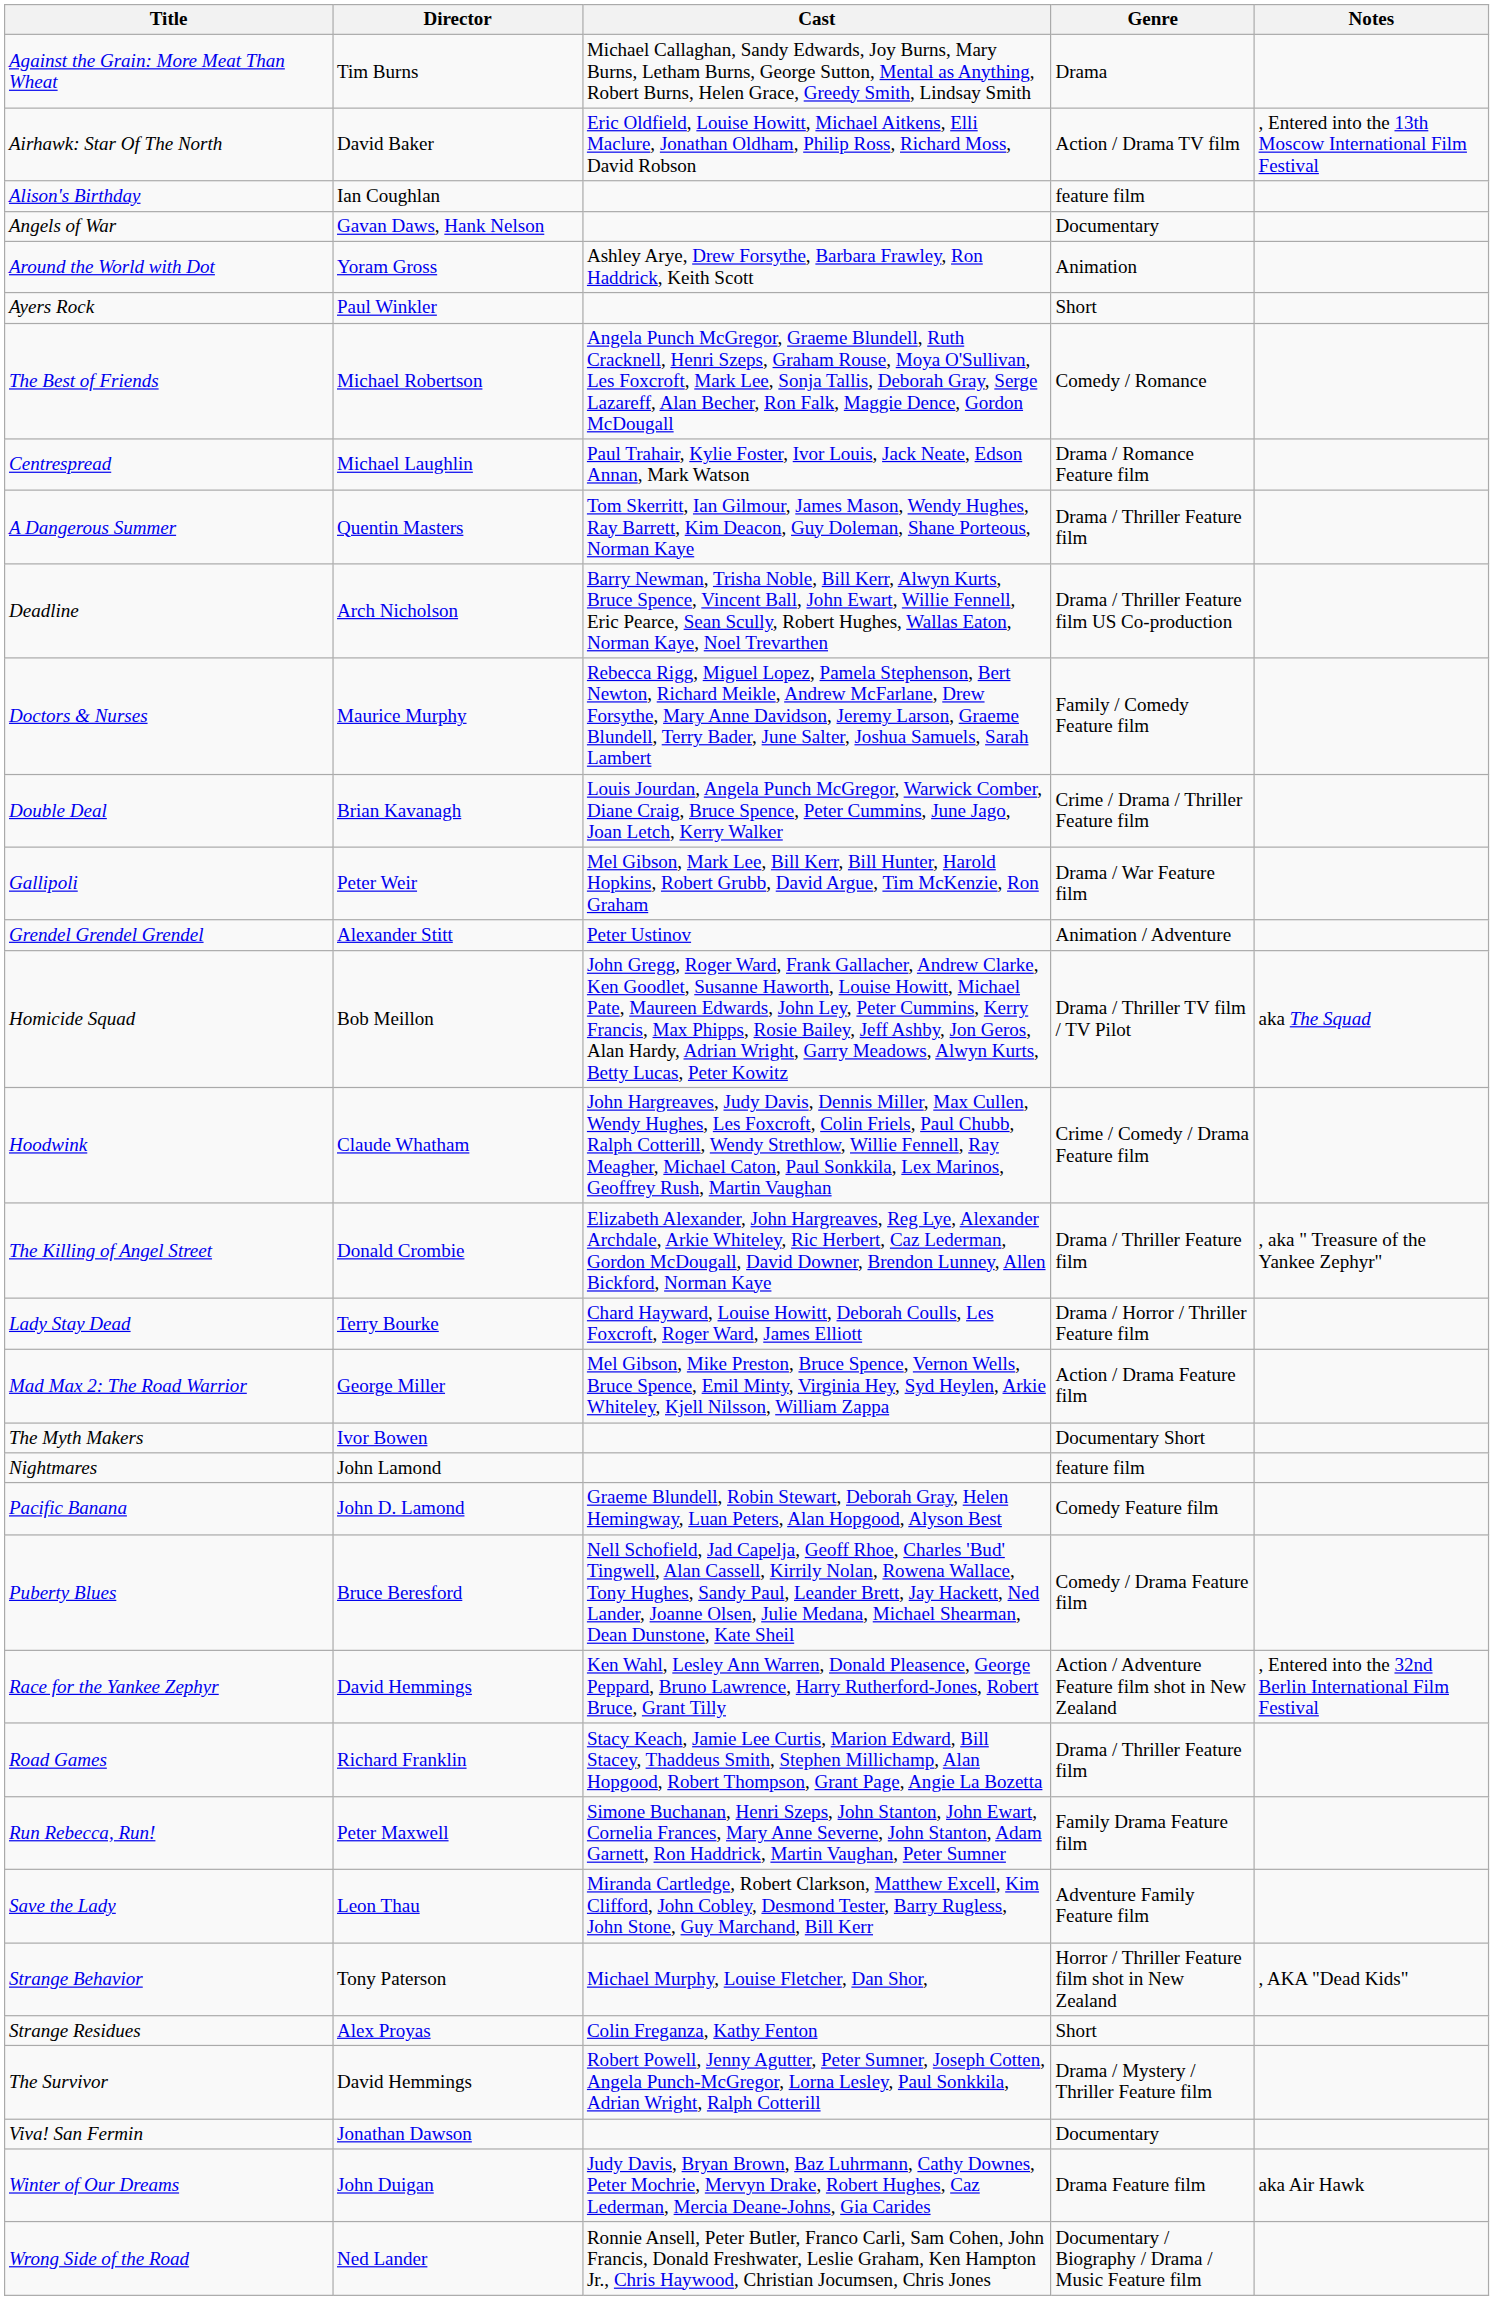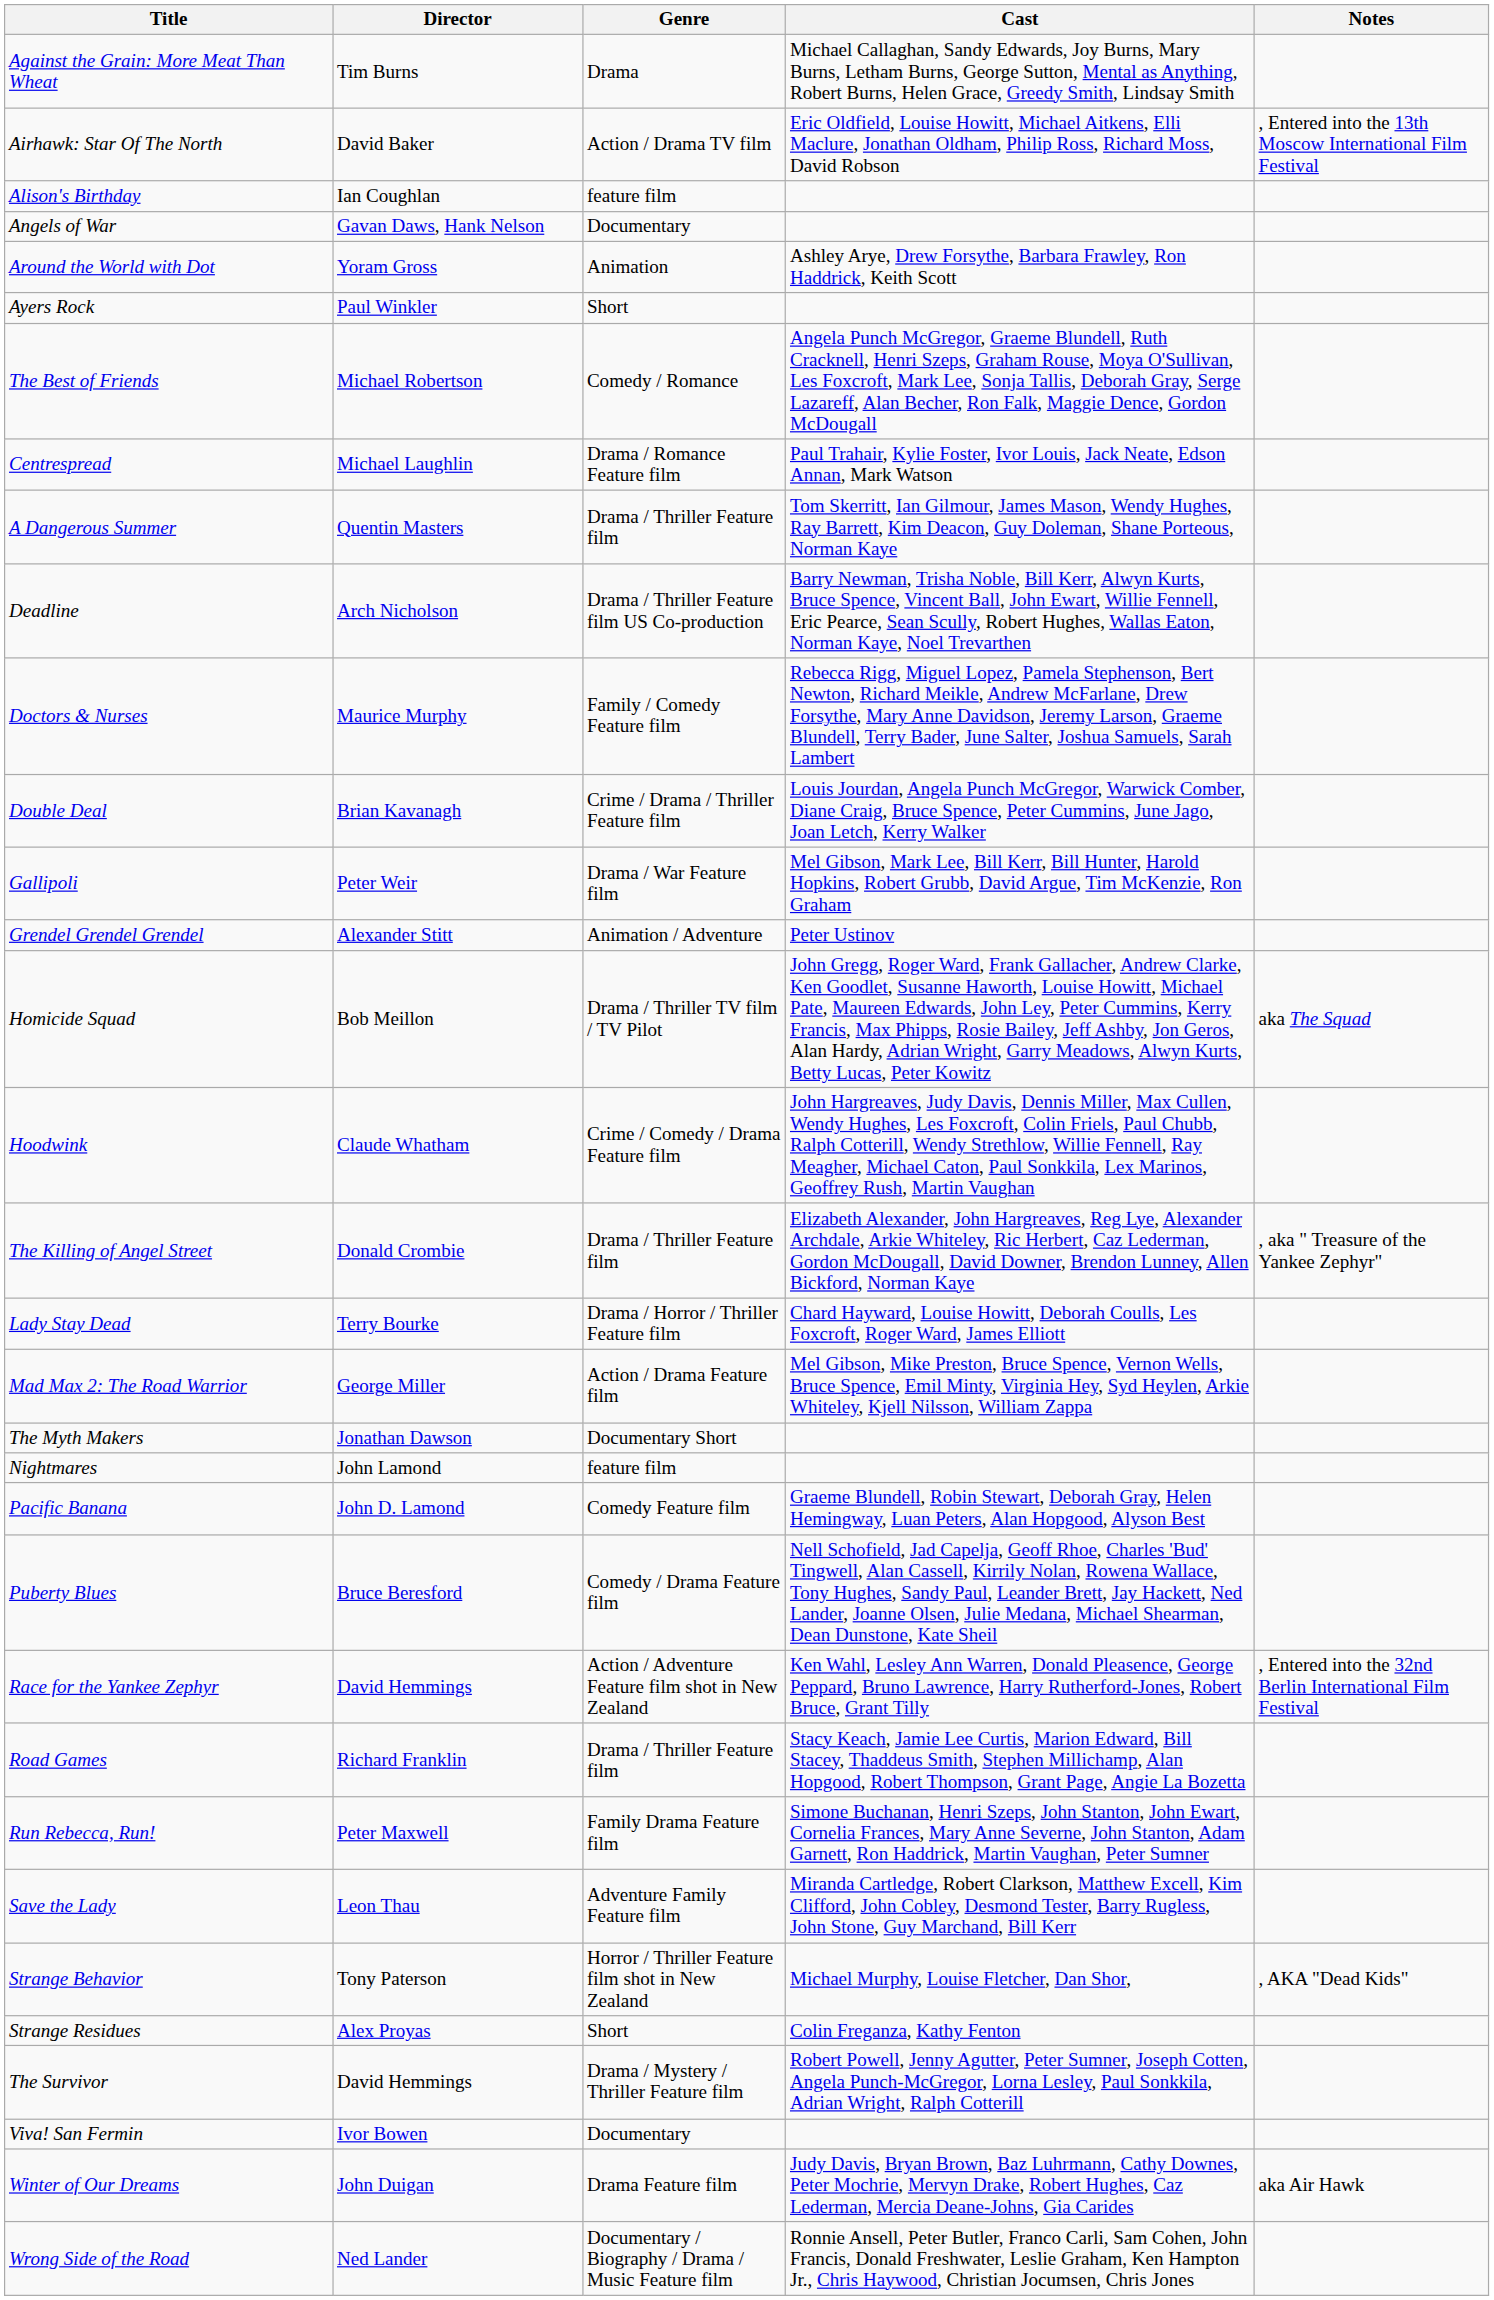columns swapped: (817, 19) <-> (1153, 19)
(382, 1437) Ivor Bowen -> (404, 1437) Jonathan Dawson
(404, 2133) Jonathan Dawson -> (382, 2133) Ivor Bowen
